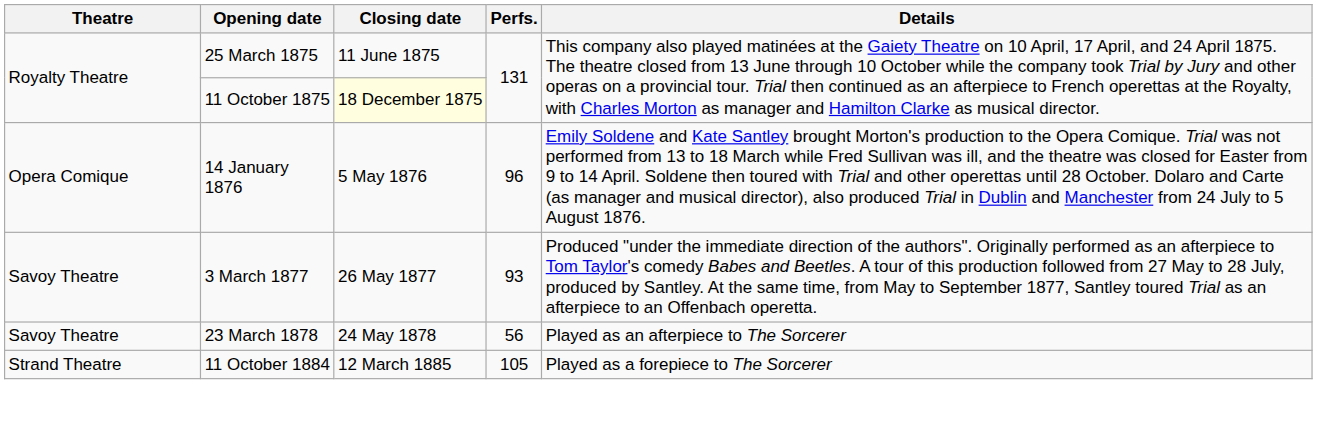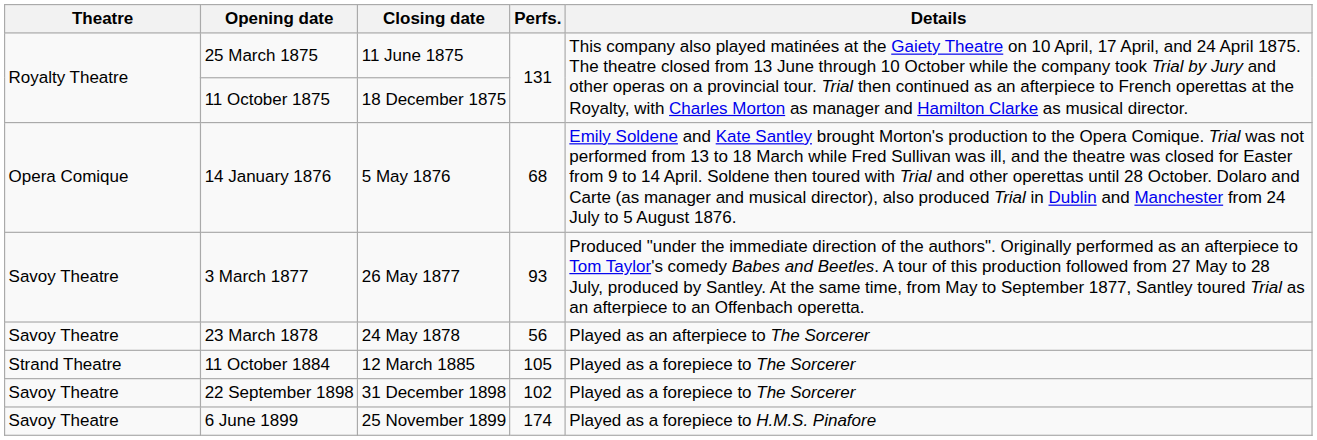(410, 100) lightyellow background -> (434, 100) no background
(514, 177) 96 -> (538, 177) 68
+ row: (279, 392)
+ row: (251, 421)
